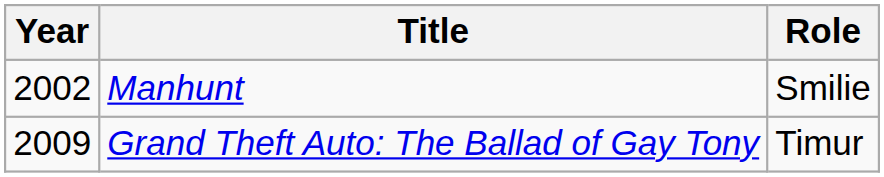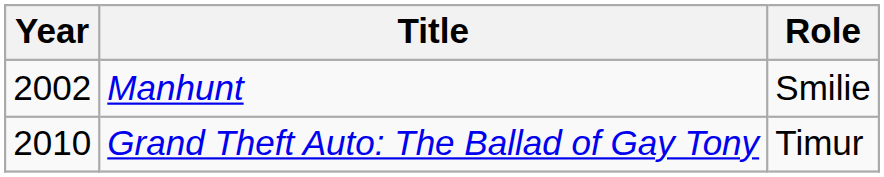(52, 143) 2009 -> (52, 143) 2010
